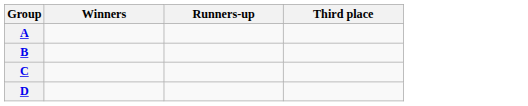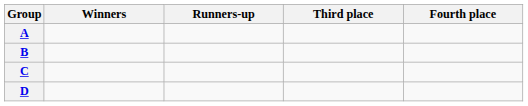+ column: (463, 14)
